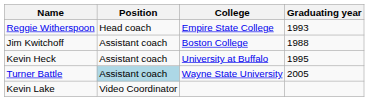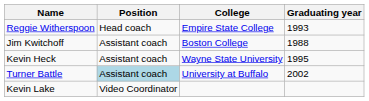(225, 58) University at Buffalo -> (232, 58) Wayne State University
(232, 74) Wayne State University -> (225, 74) University at Buffalo
(298, 74) 2005 -> (298, 74) 2002
